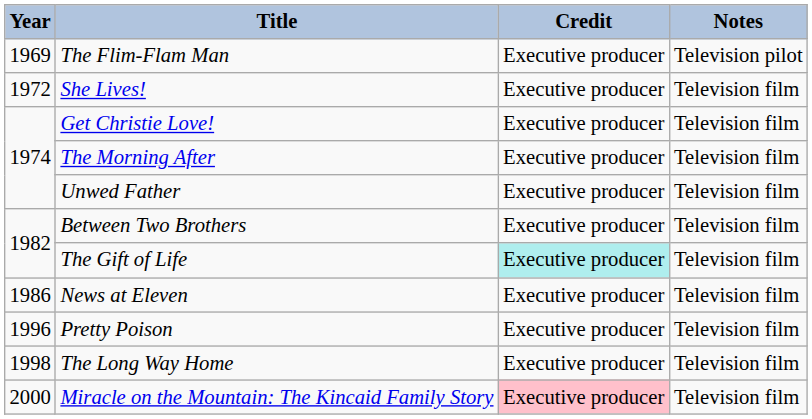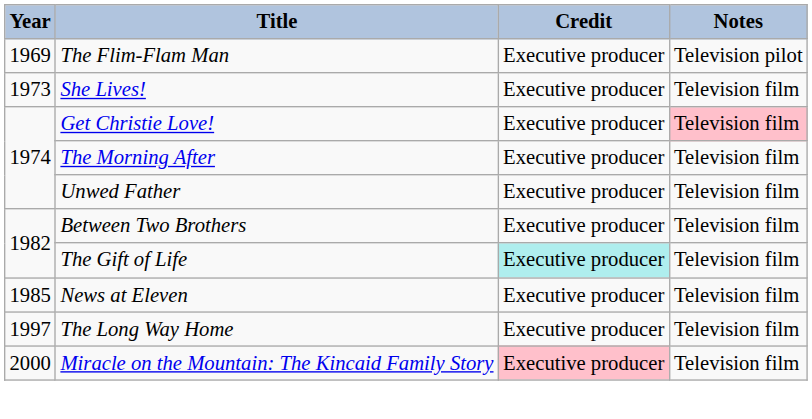(30, 89) 1972 -> (30, 89) 1973
(737, 123) no background -> (737, 123) pink background
(30, 294) 1986 -> (30, 294) 1985
- row: (117, 328)
(30, 362) 1998 -> (30, 328) 1997
